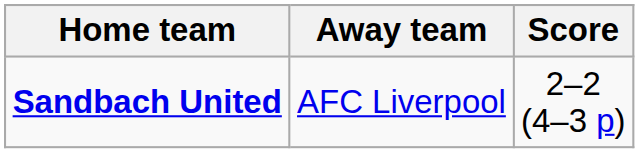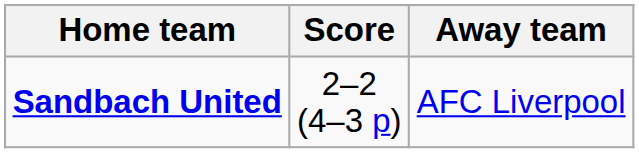columns swapped: (573, 30) <-> (401, 30)
